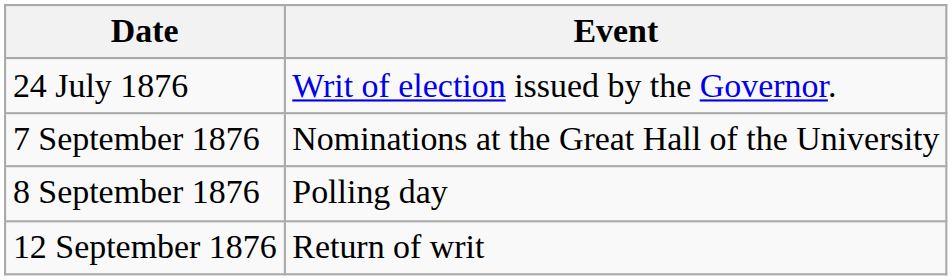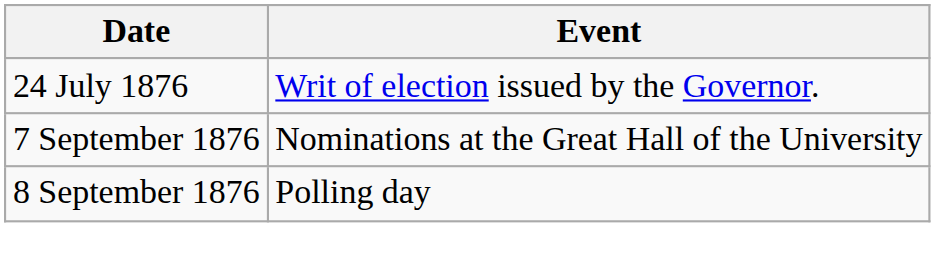- row: (145, 246)
